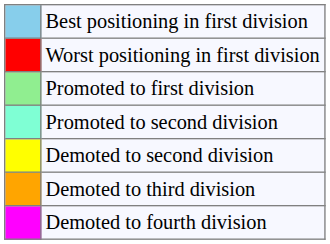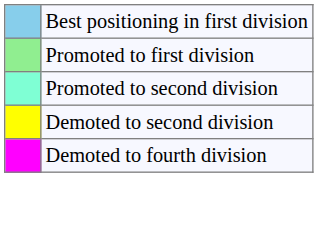- row: (183, 54)
- row: (150, 188)
